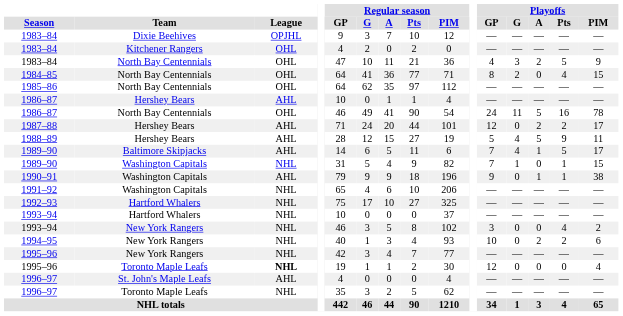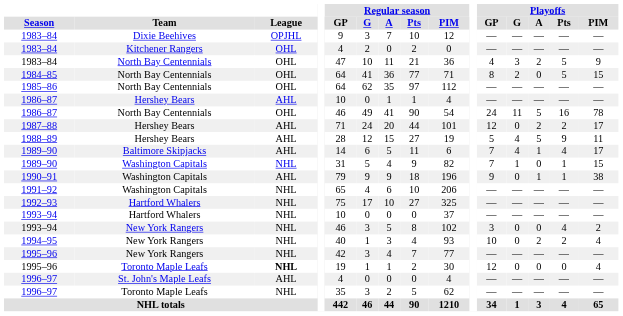(564, 74) 4 -> (564, 74) 5
(564, 151) 5 -> (564, 151) 4
(598, 240) 6 -> (598, 240) 4
